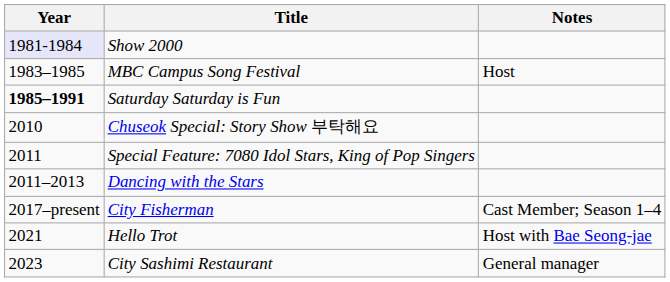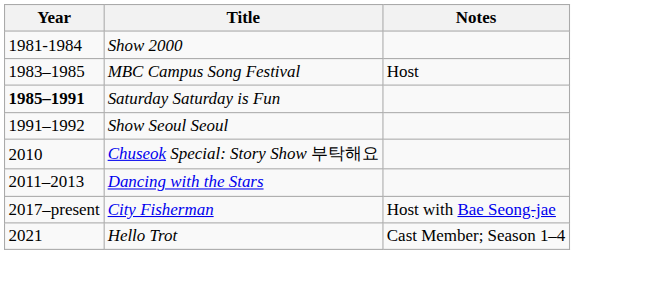(45, 44) lavender background -> (45, 44) no background
+ row: (168, 125)
- row: (291, 155)
(572, 209) Cast Member; Season 1–4 -> (471, 209) Host with Bae Seong-jae
(567, 236) Host with Bae Seong-jae -> (476, 236) Cast Member; Season 1–4
- row: (190, 263)
